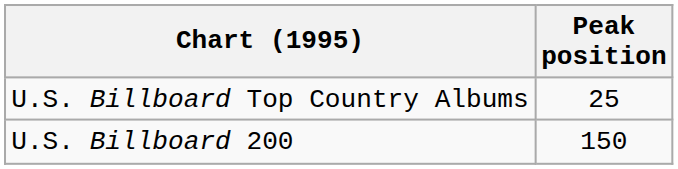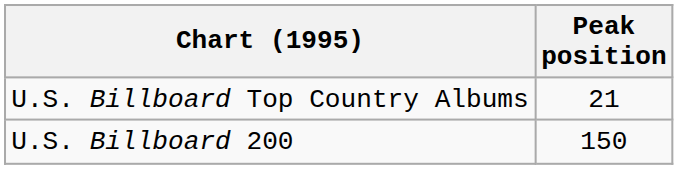(604, 99) 25 -> (604, 99) 21
